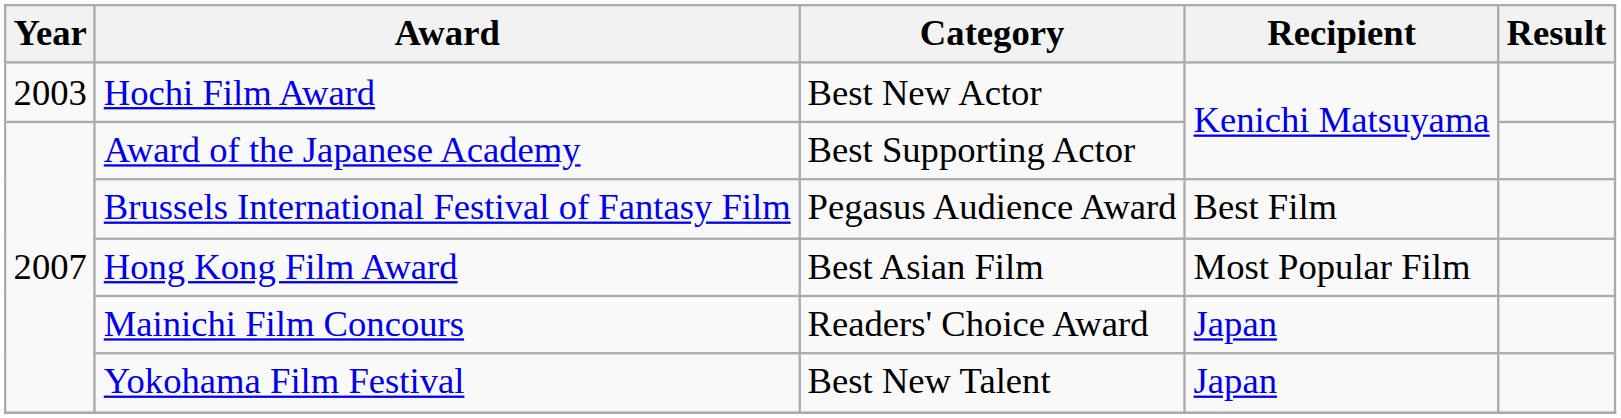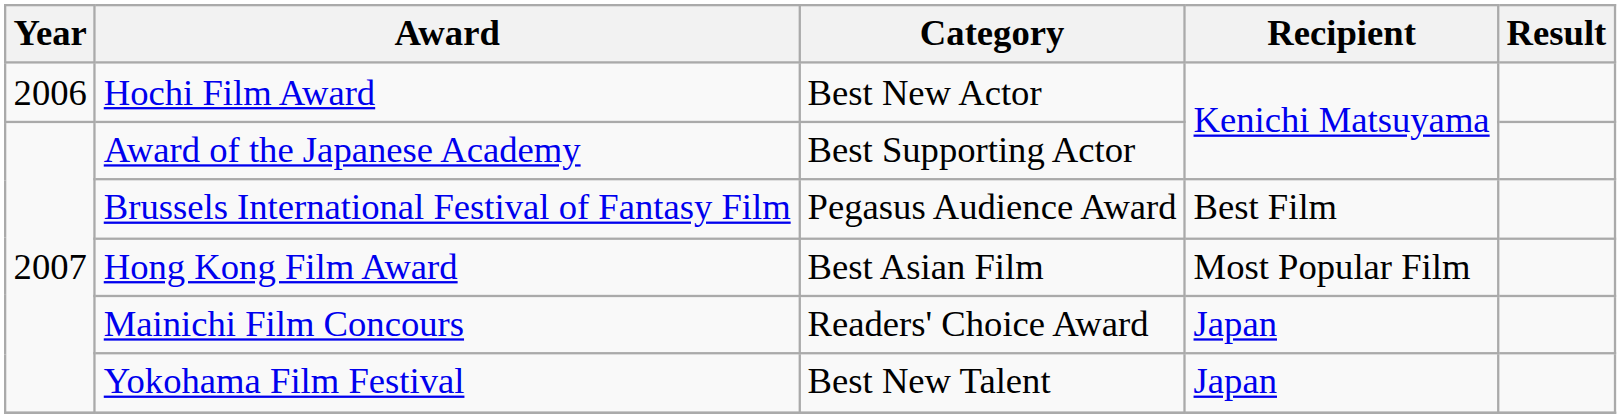(50, 91) 2003 -> (50, 91) 2006
